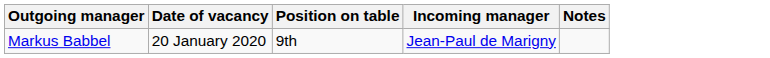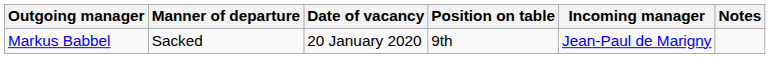+ column: (226, 16)
